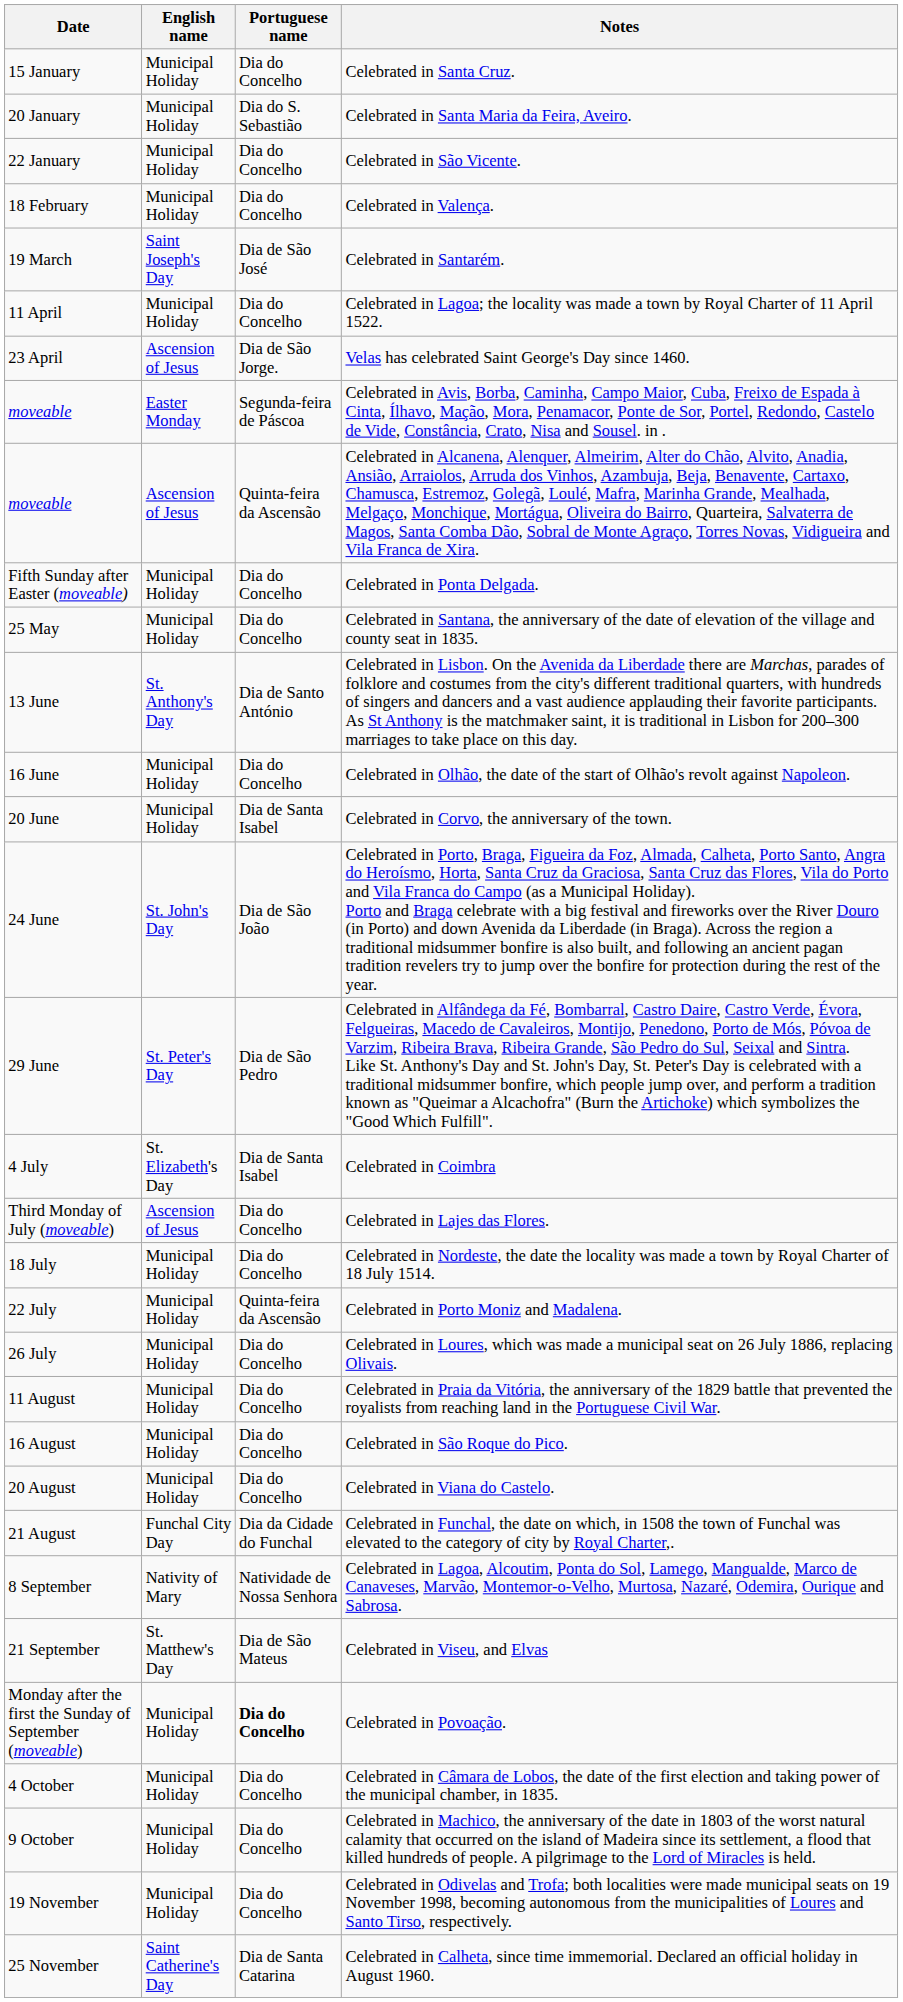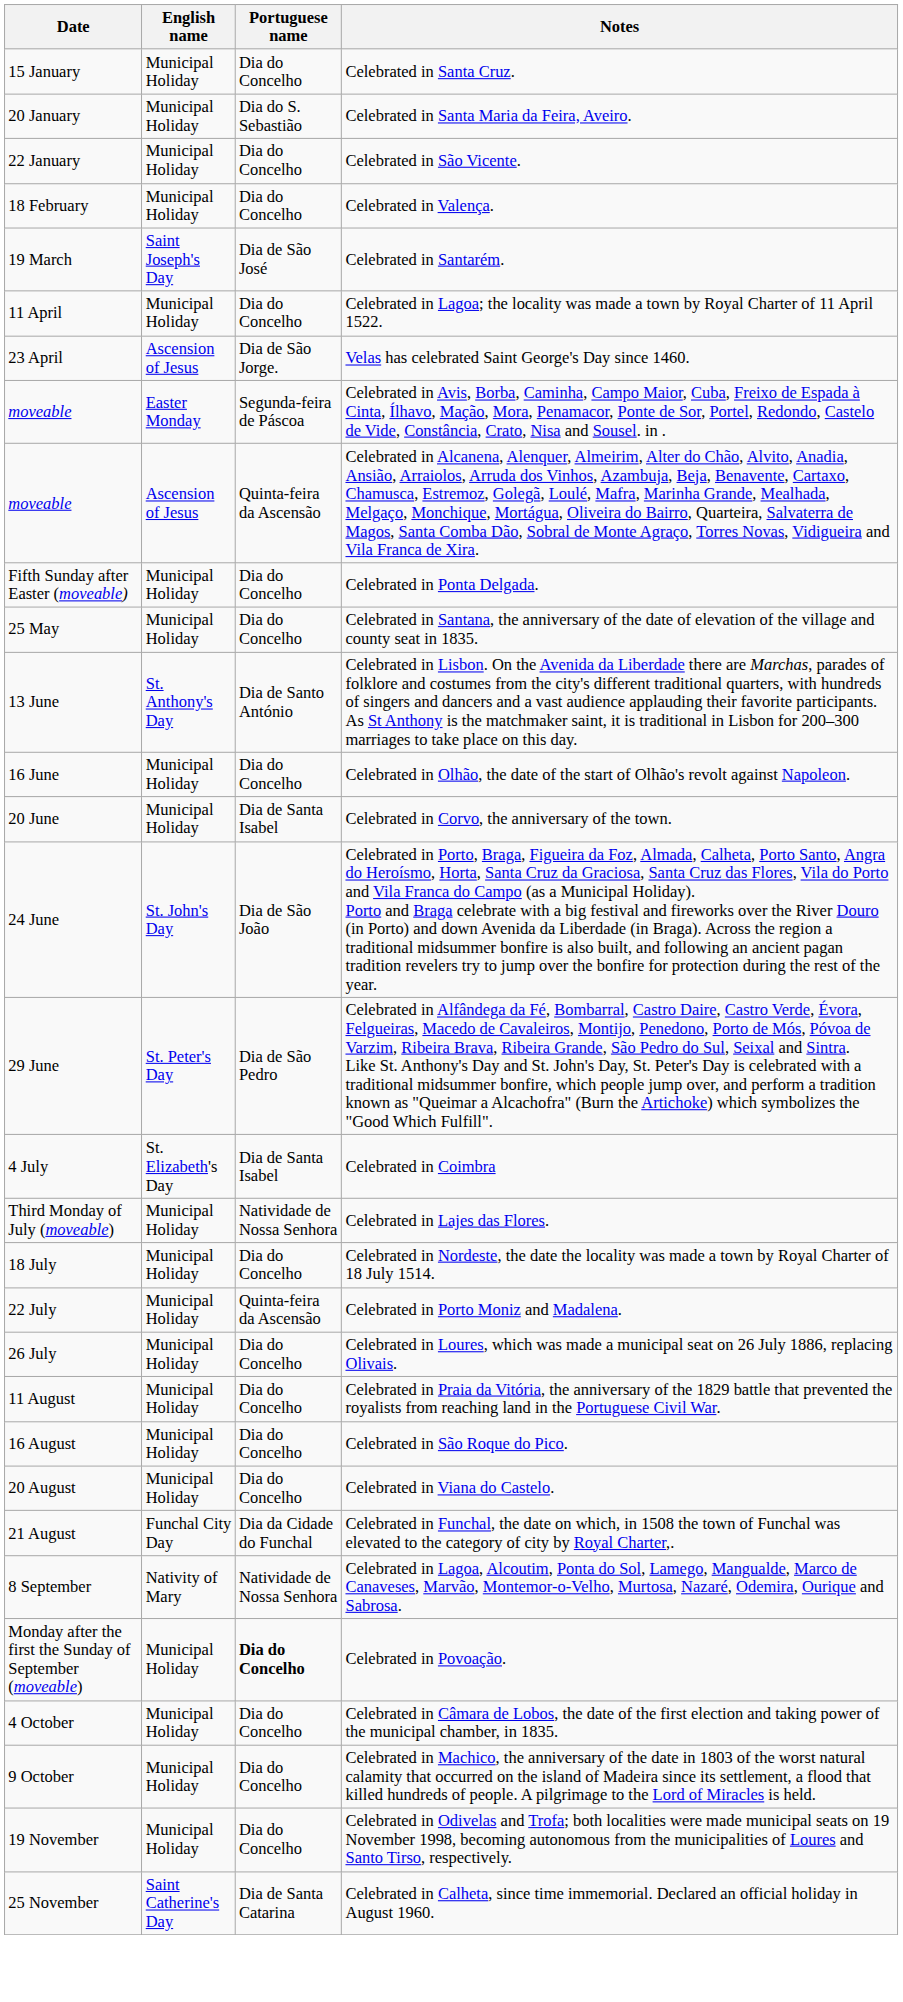(180, 1220) Ascension of Jesus -> (180, 1220) Municipal Holiday
(271, 1220) Dia do Concelho -> (288, 1220) Natividade de Nossa Senhora
- row: (447, 1650)
